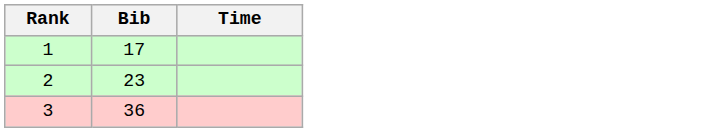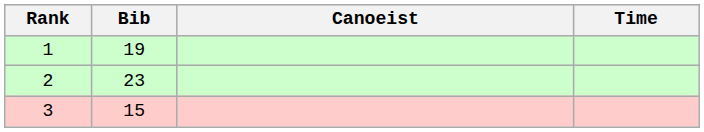+ column: (375, 20)
(134, 50) 17 -> (134, 50) 19
(134, 111) 36 -> (134, 111) 15
